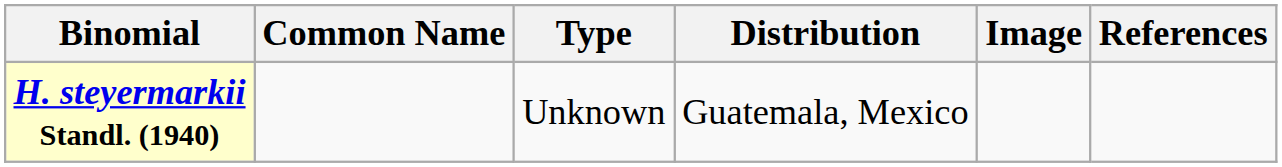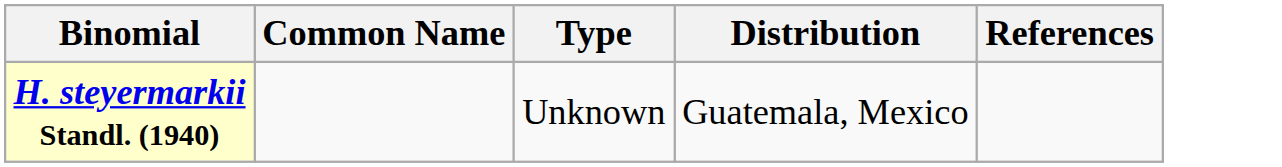- column: (1034, 33)
